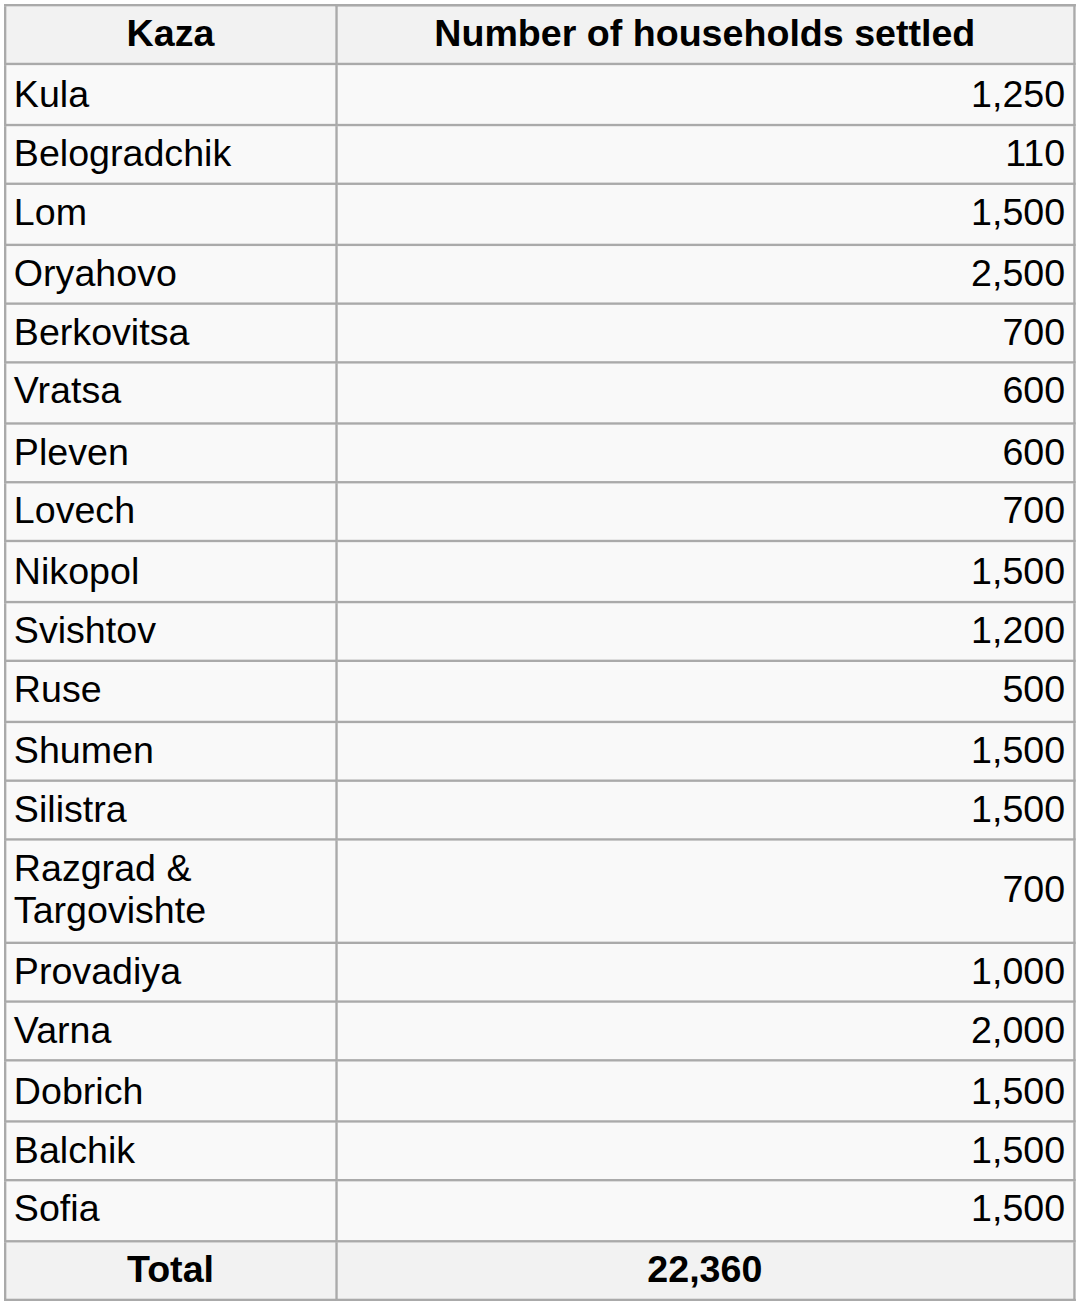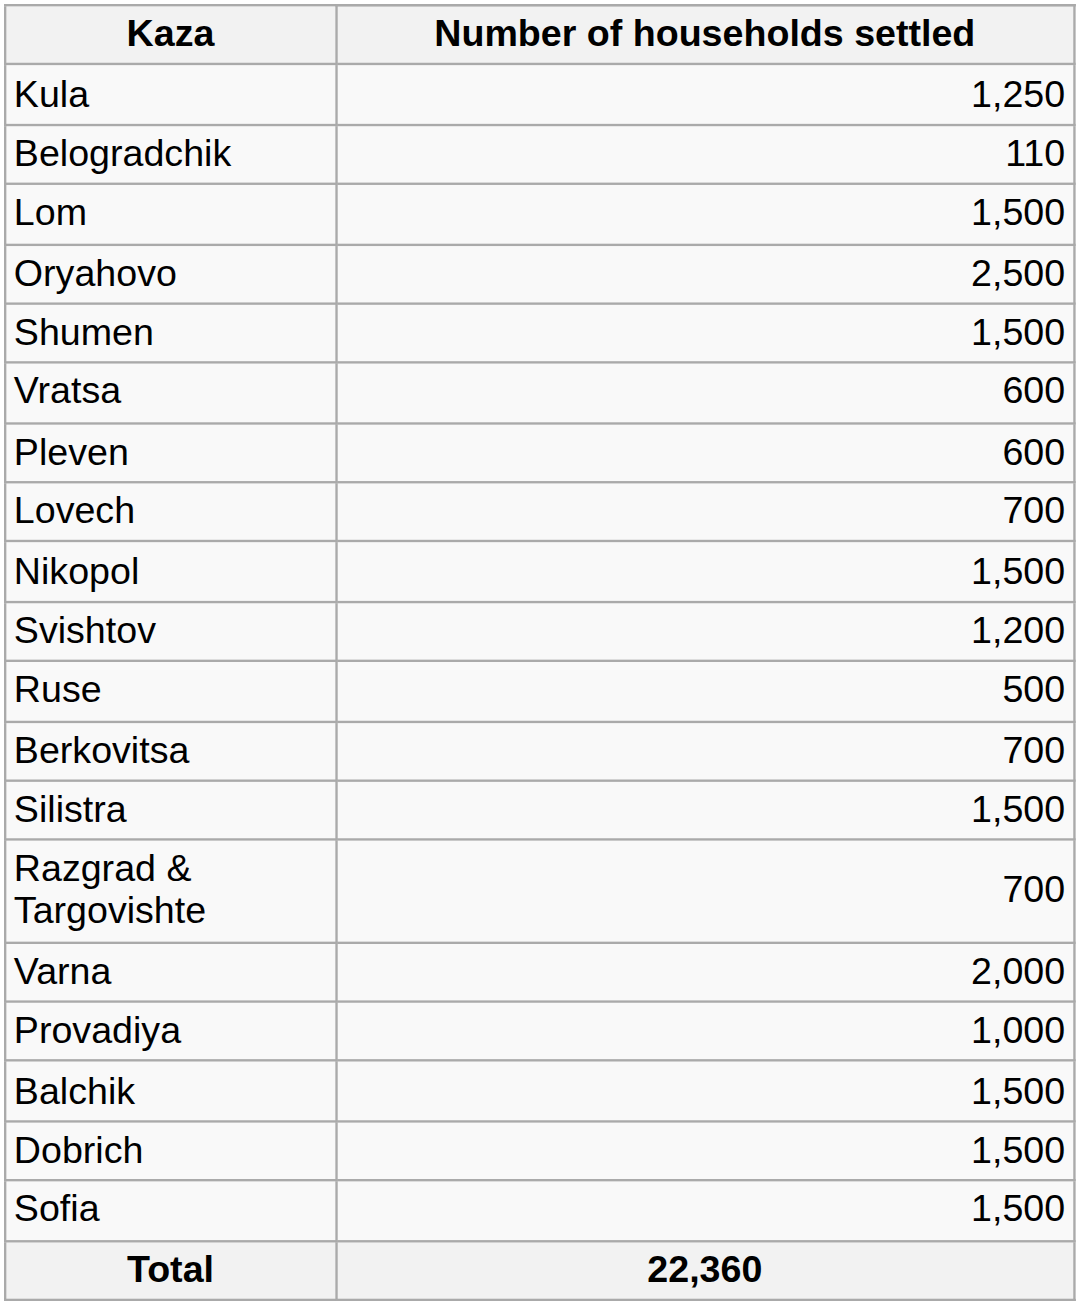rows swapped: (102, 332) <-> (84, 749)
rows swapped: (97, 971) <-> (63, 1030)
rows swapped: (79, 1090) <-> (74, 1149)
